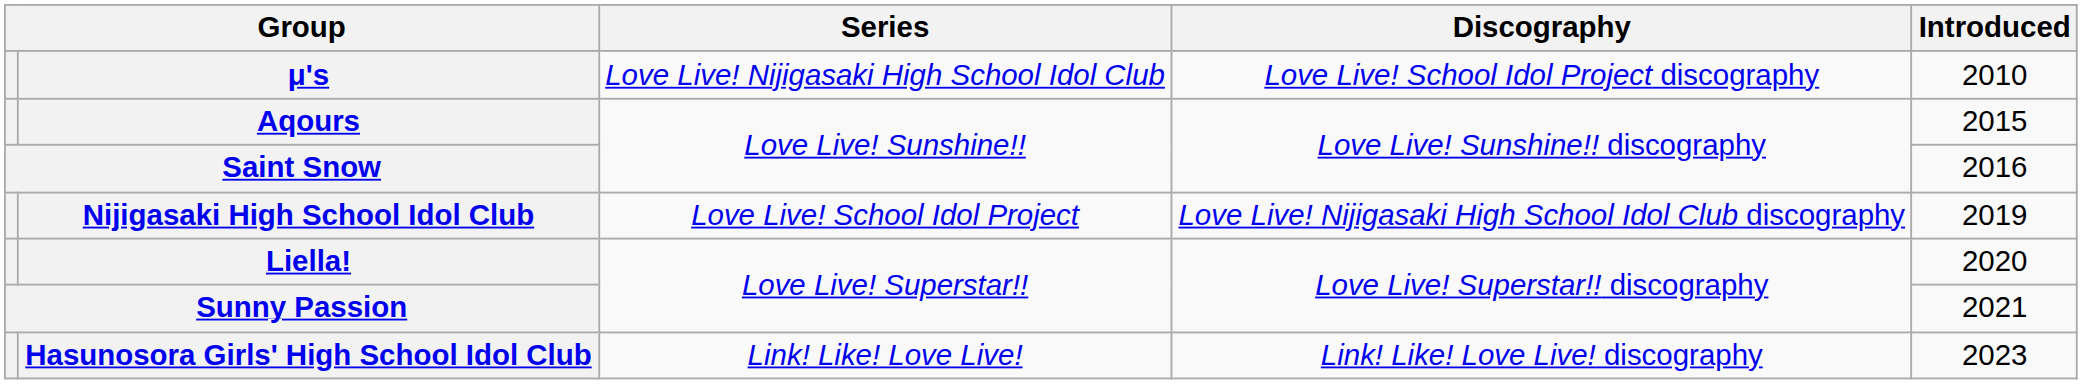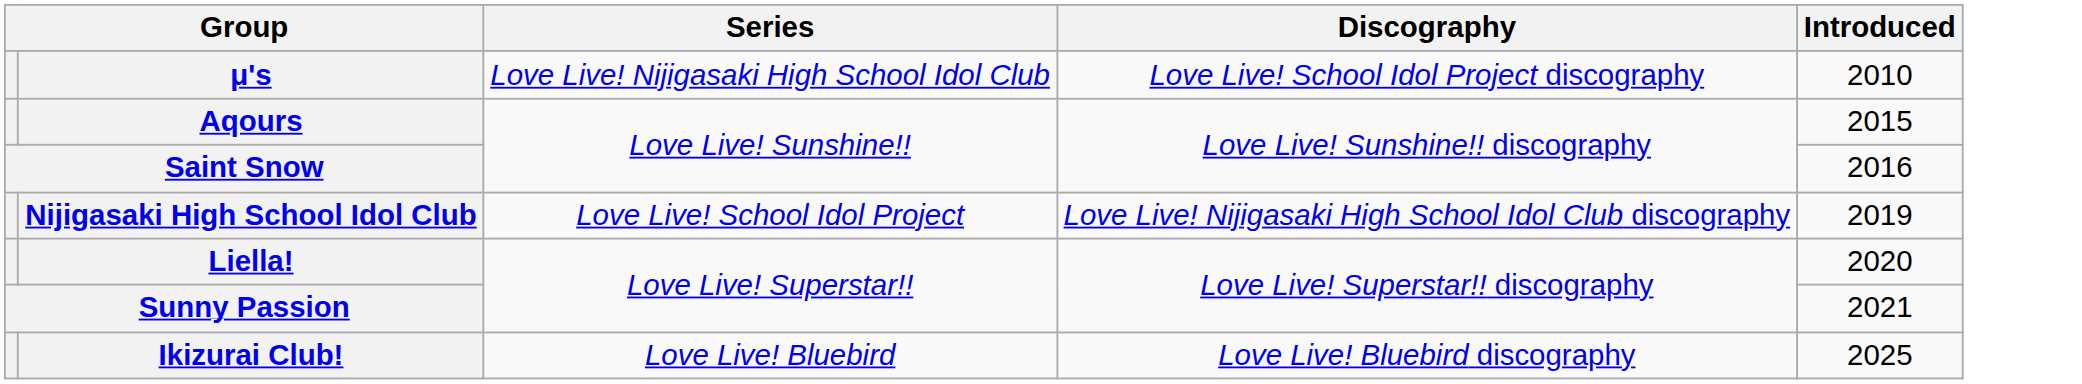- row: (308, 354)
+ row: (251, 354)
